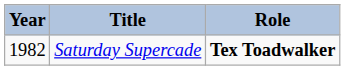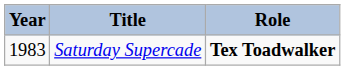(27, 50) 1982 -> (27, 50) 1983
